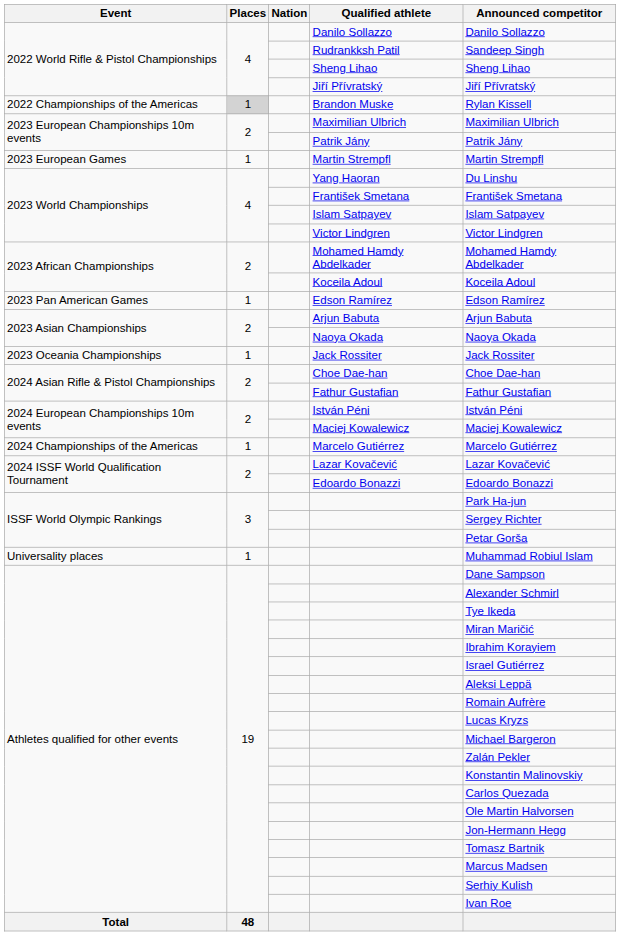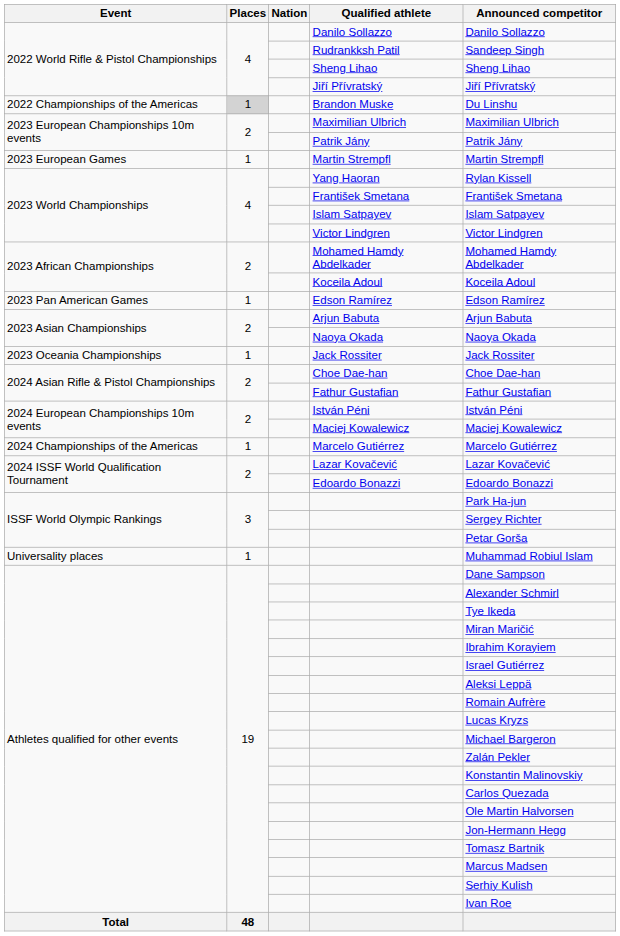(498, 104) Rylan Kissell -> (491, 104) Du Linshu
(491, 178) Du Linshu -> (498, 178) Rylan Kissell
